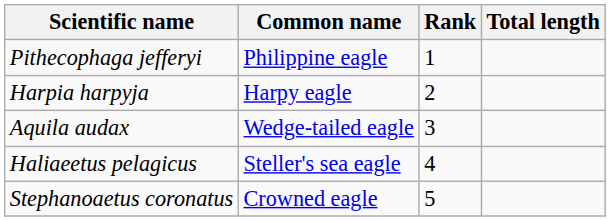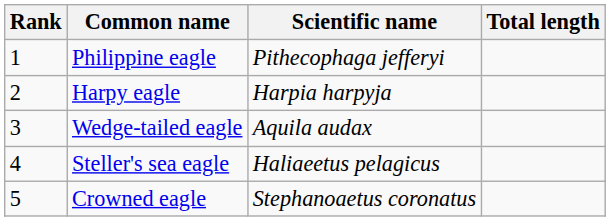columns swapped: (450, 22) <-> (122, 22)
